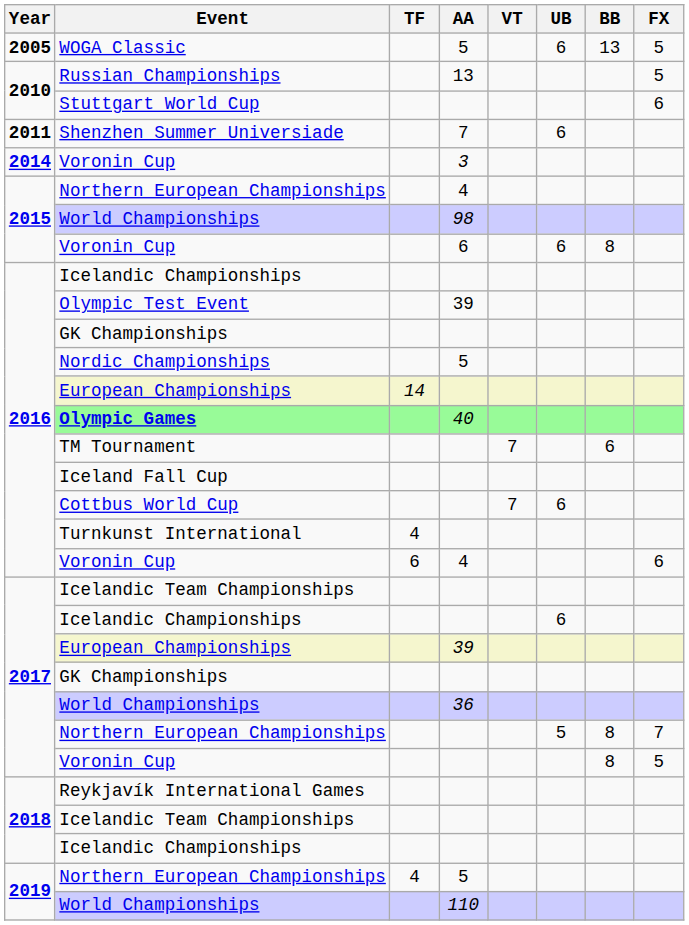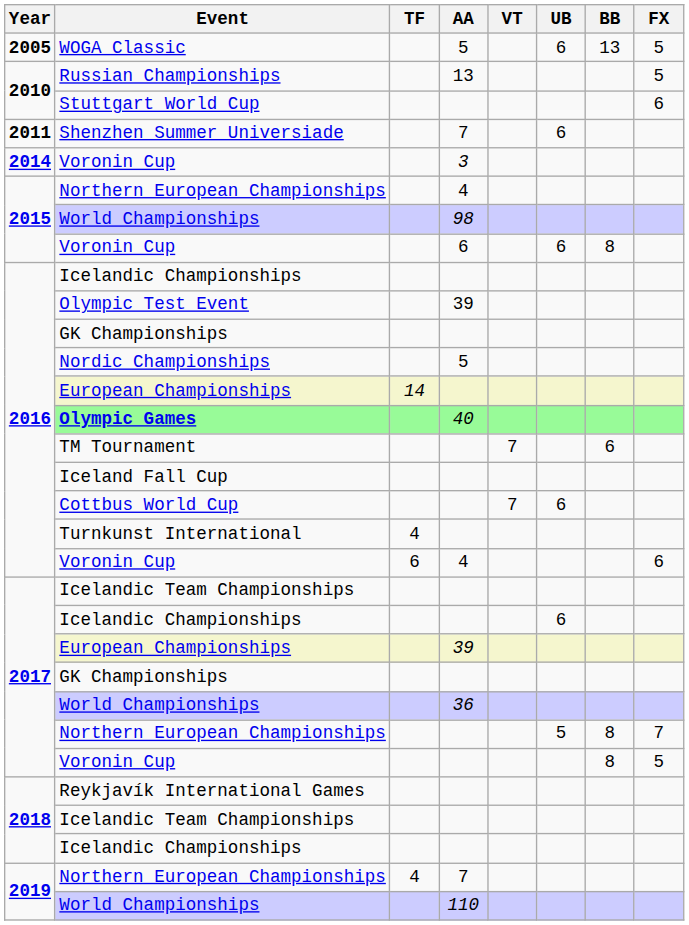(463, 877) 5 -> (463, 877) 7
